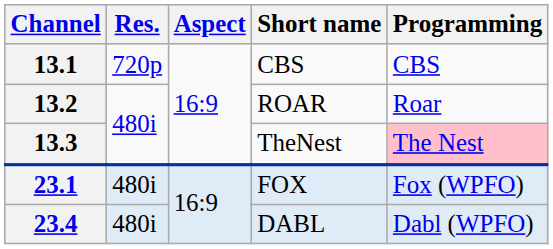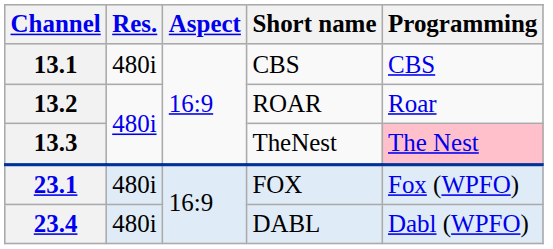(137, 63) 720p -> (134, 63) 480i
